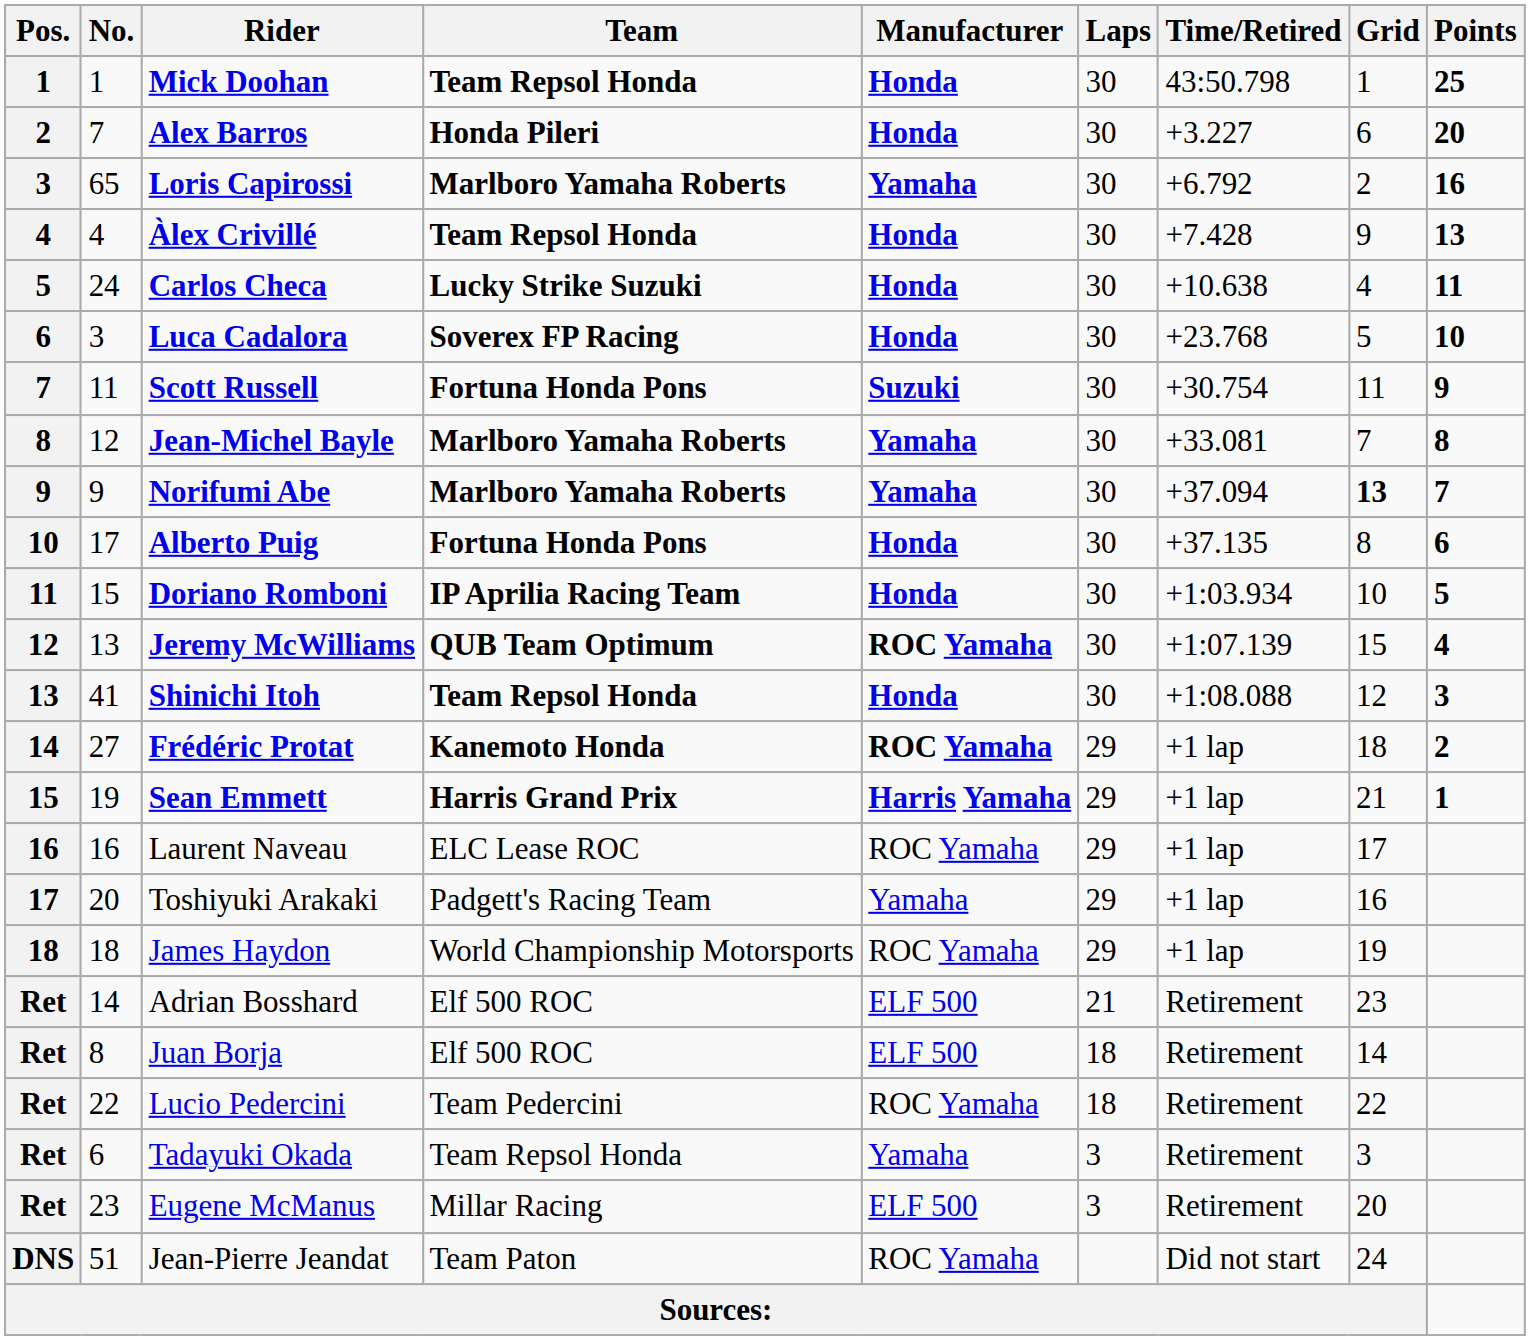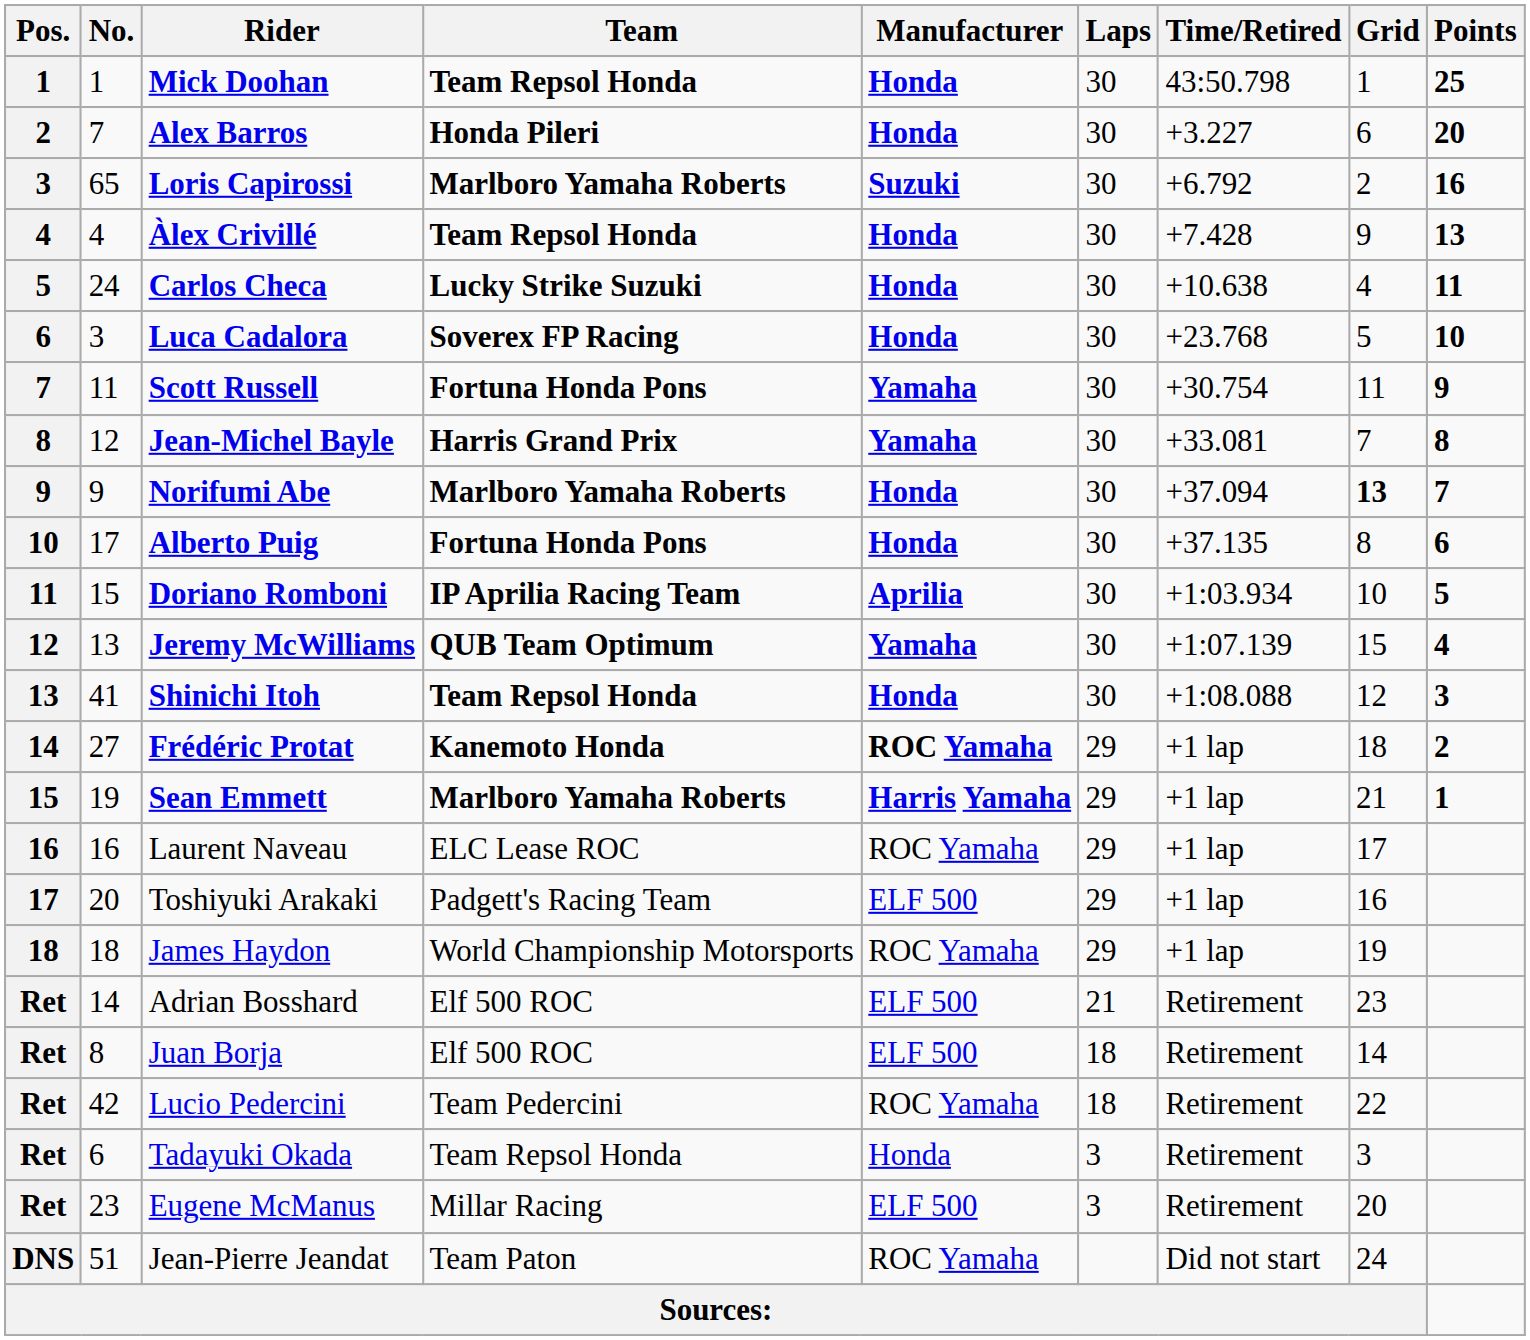(923, 183) Yamaha -> (914, 183) Suzuki
(914, 388) Suzuki -> (923, 388) Yamaha
(608, 439) Marlboro Yamaha Roberts -> (553, 439) Harris Grand Prix
(923, 490) Yamaha -> (913, 490) Honda
(913, 592) Honda -> (916, 592) Aprilia
(960, 643) ROC Yamaha -> (923, 643) Yamaha
(553, 797) Harris Grand Prix -> (608, 797) Marlboro Yamaha Roberts
(918, 899) Yamaha -> (923, 899) ELF 500
(104, 1103) 22 -> (104, 1103) 42
(918, 1155) Yamaha -> (910, 1155) Honda
